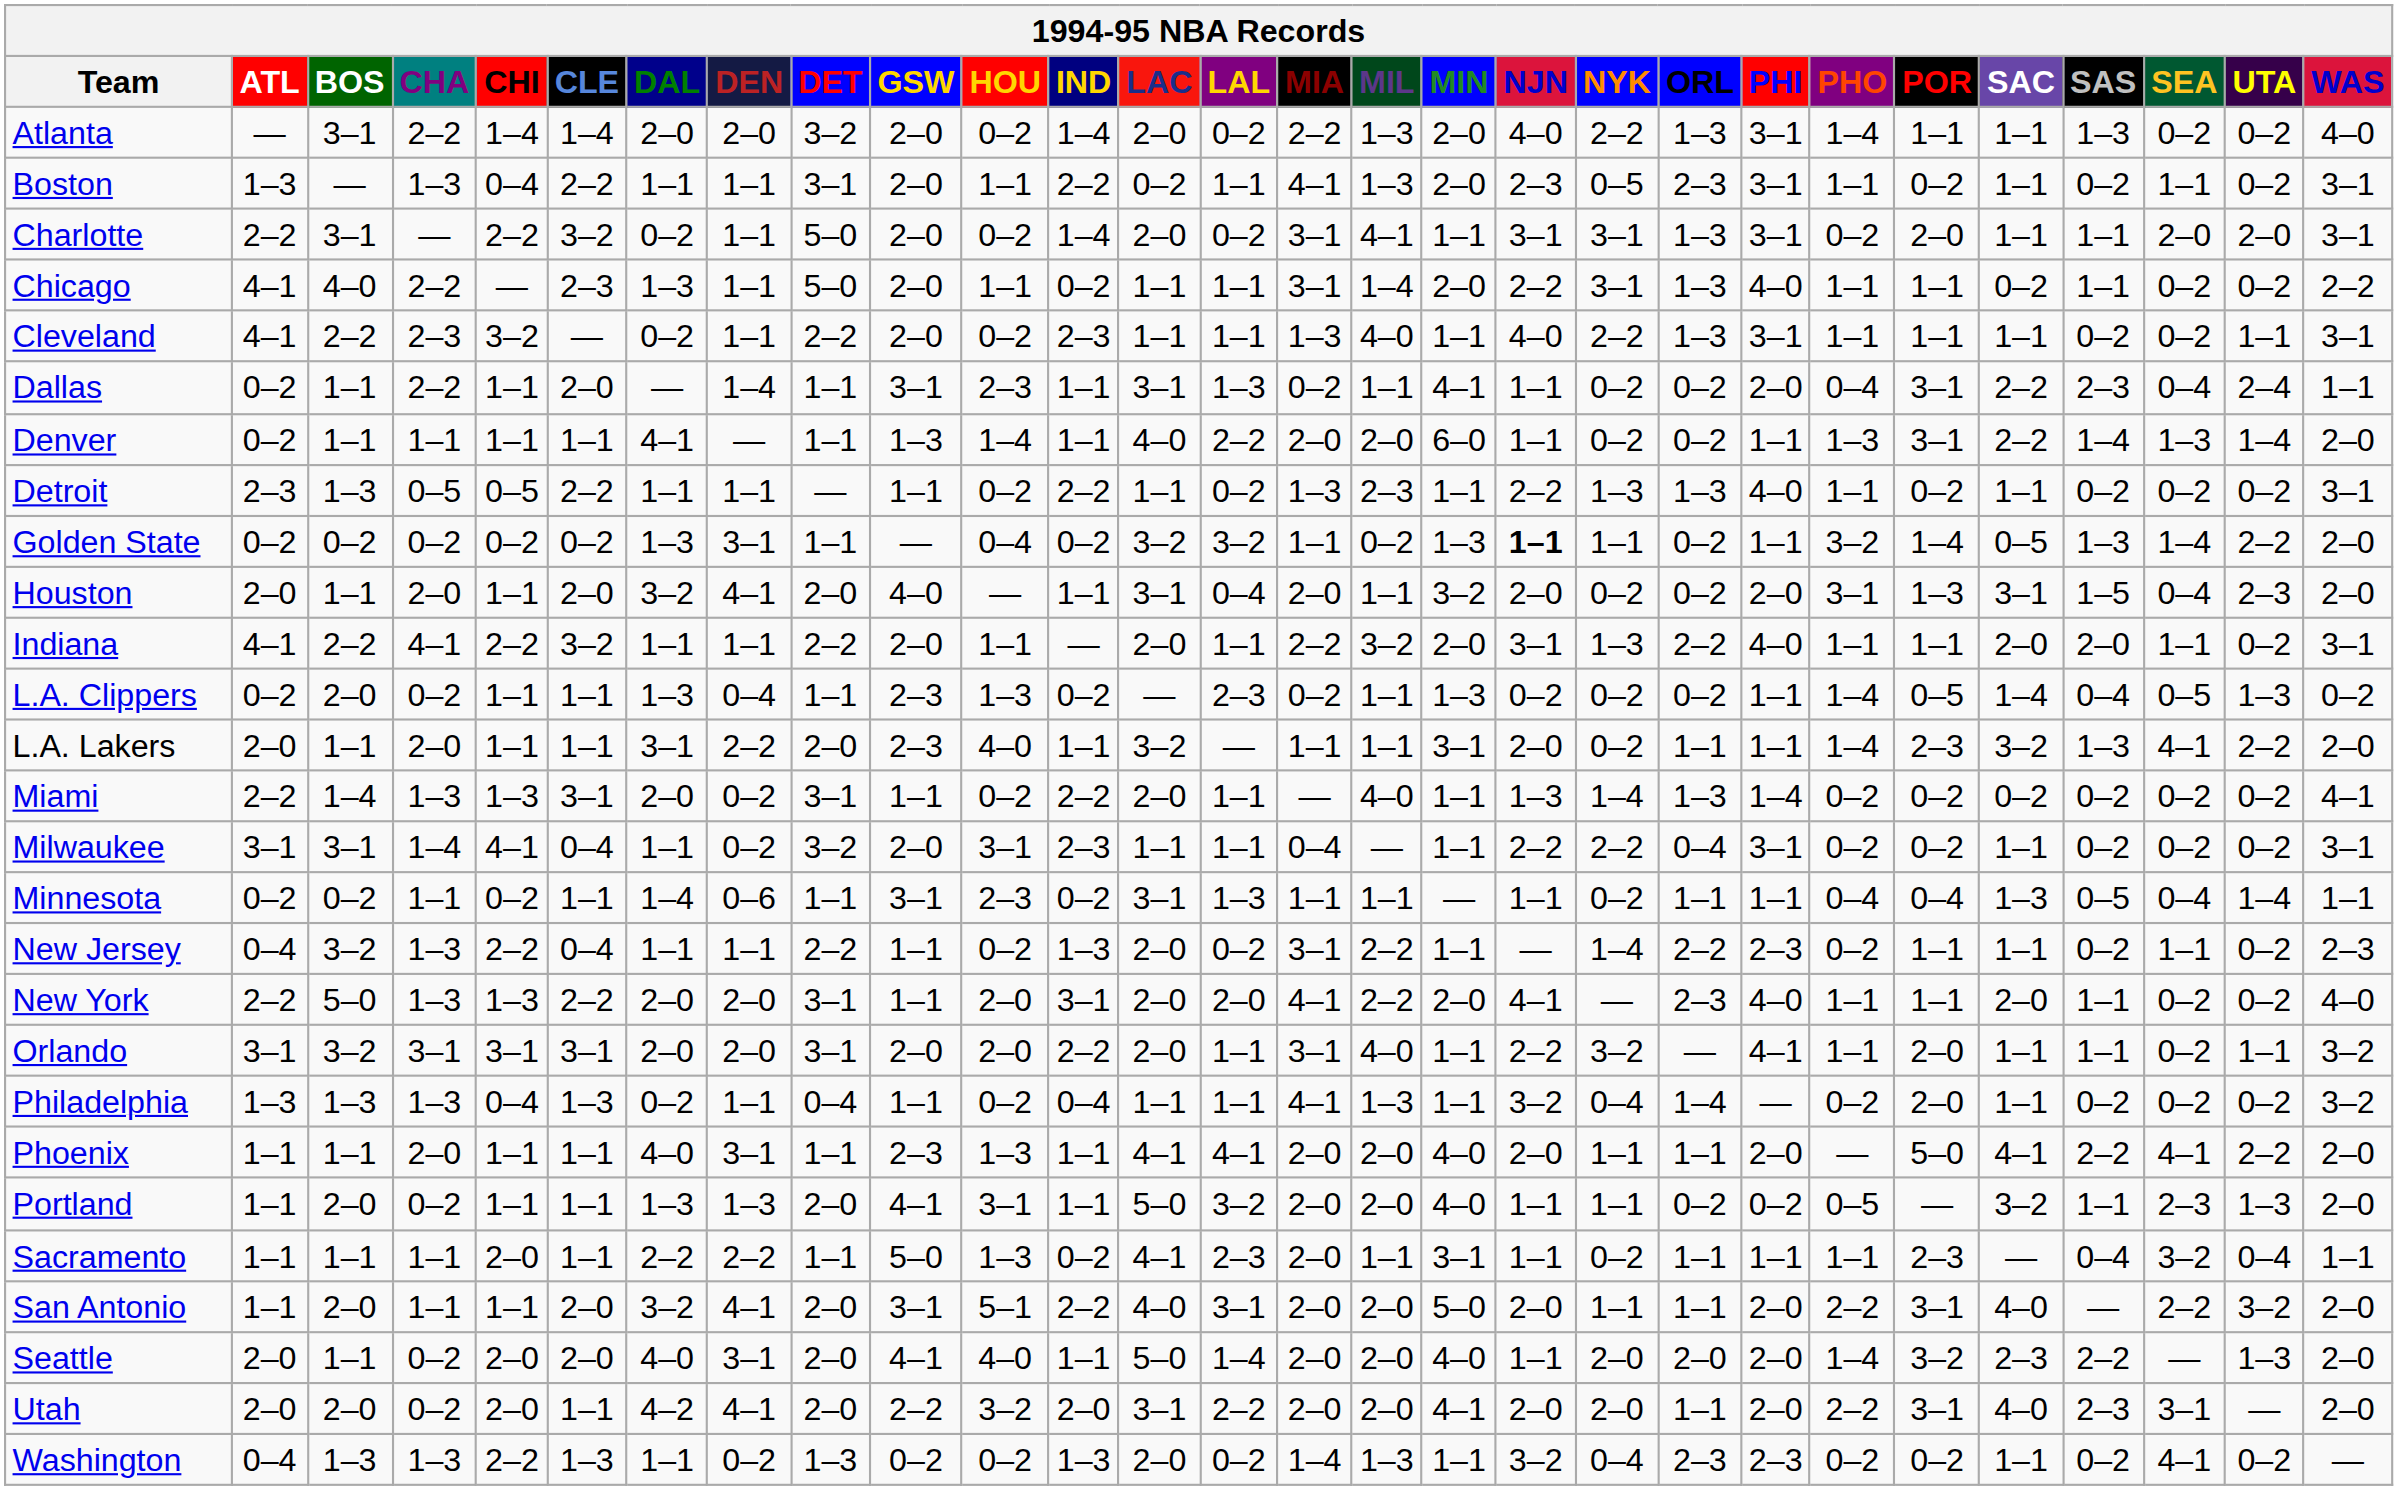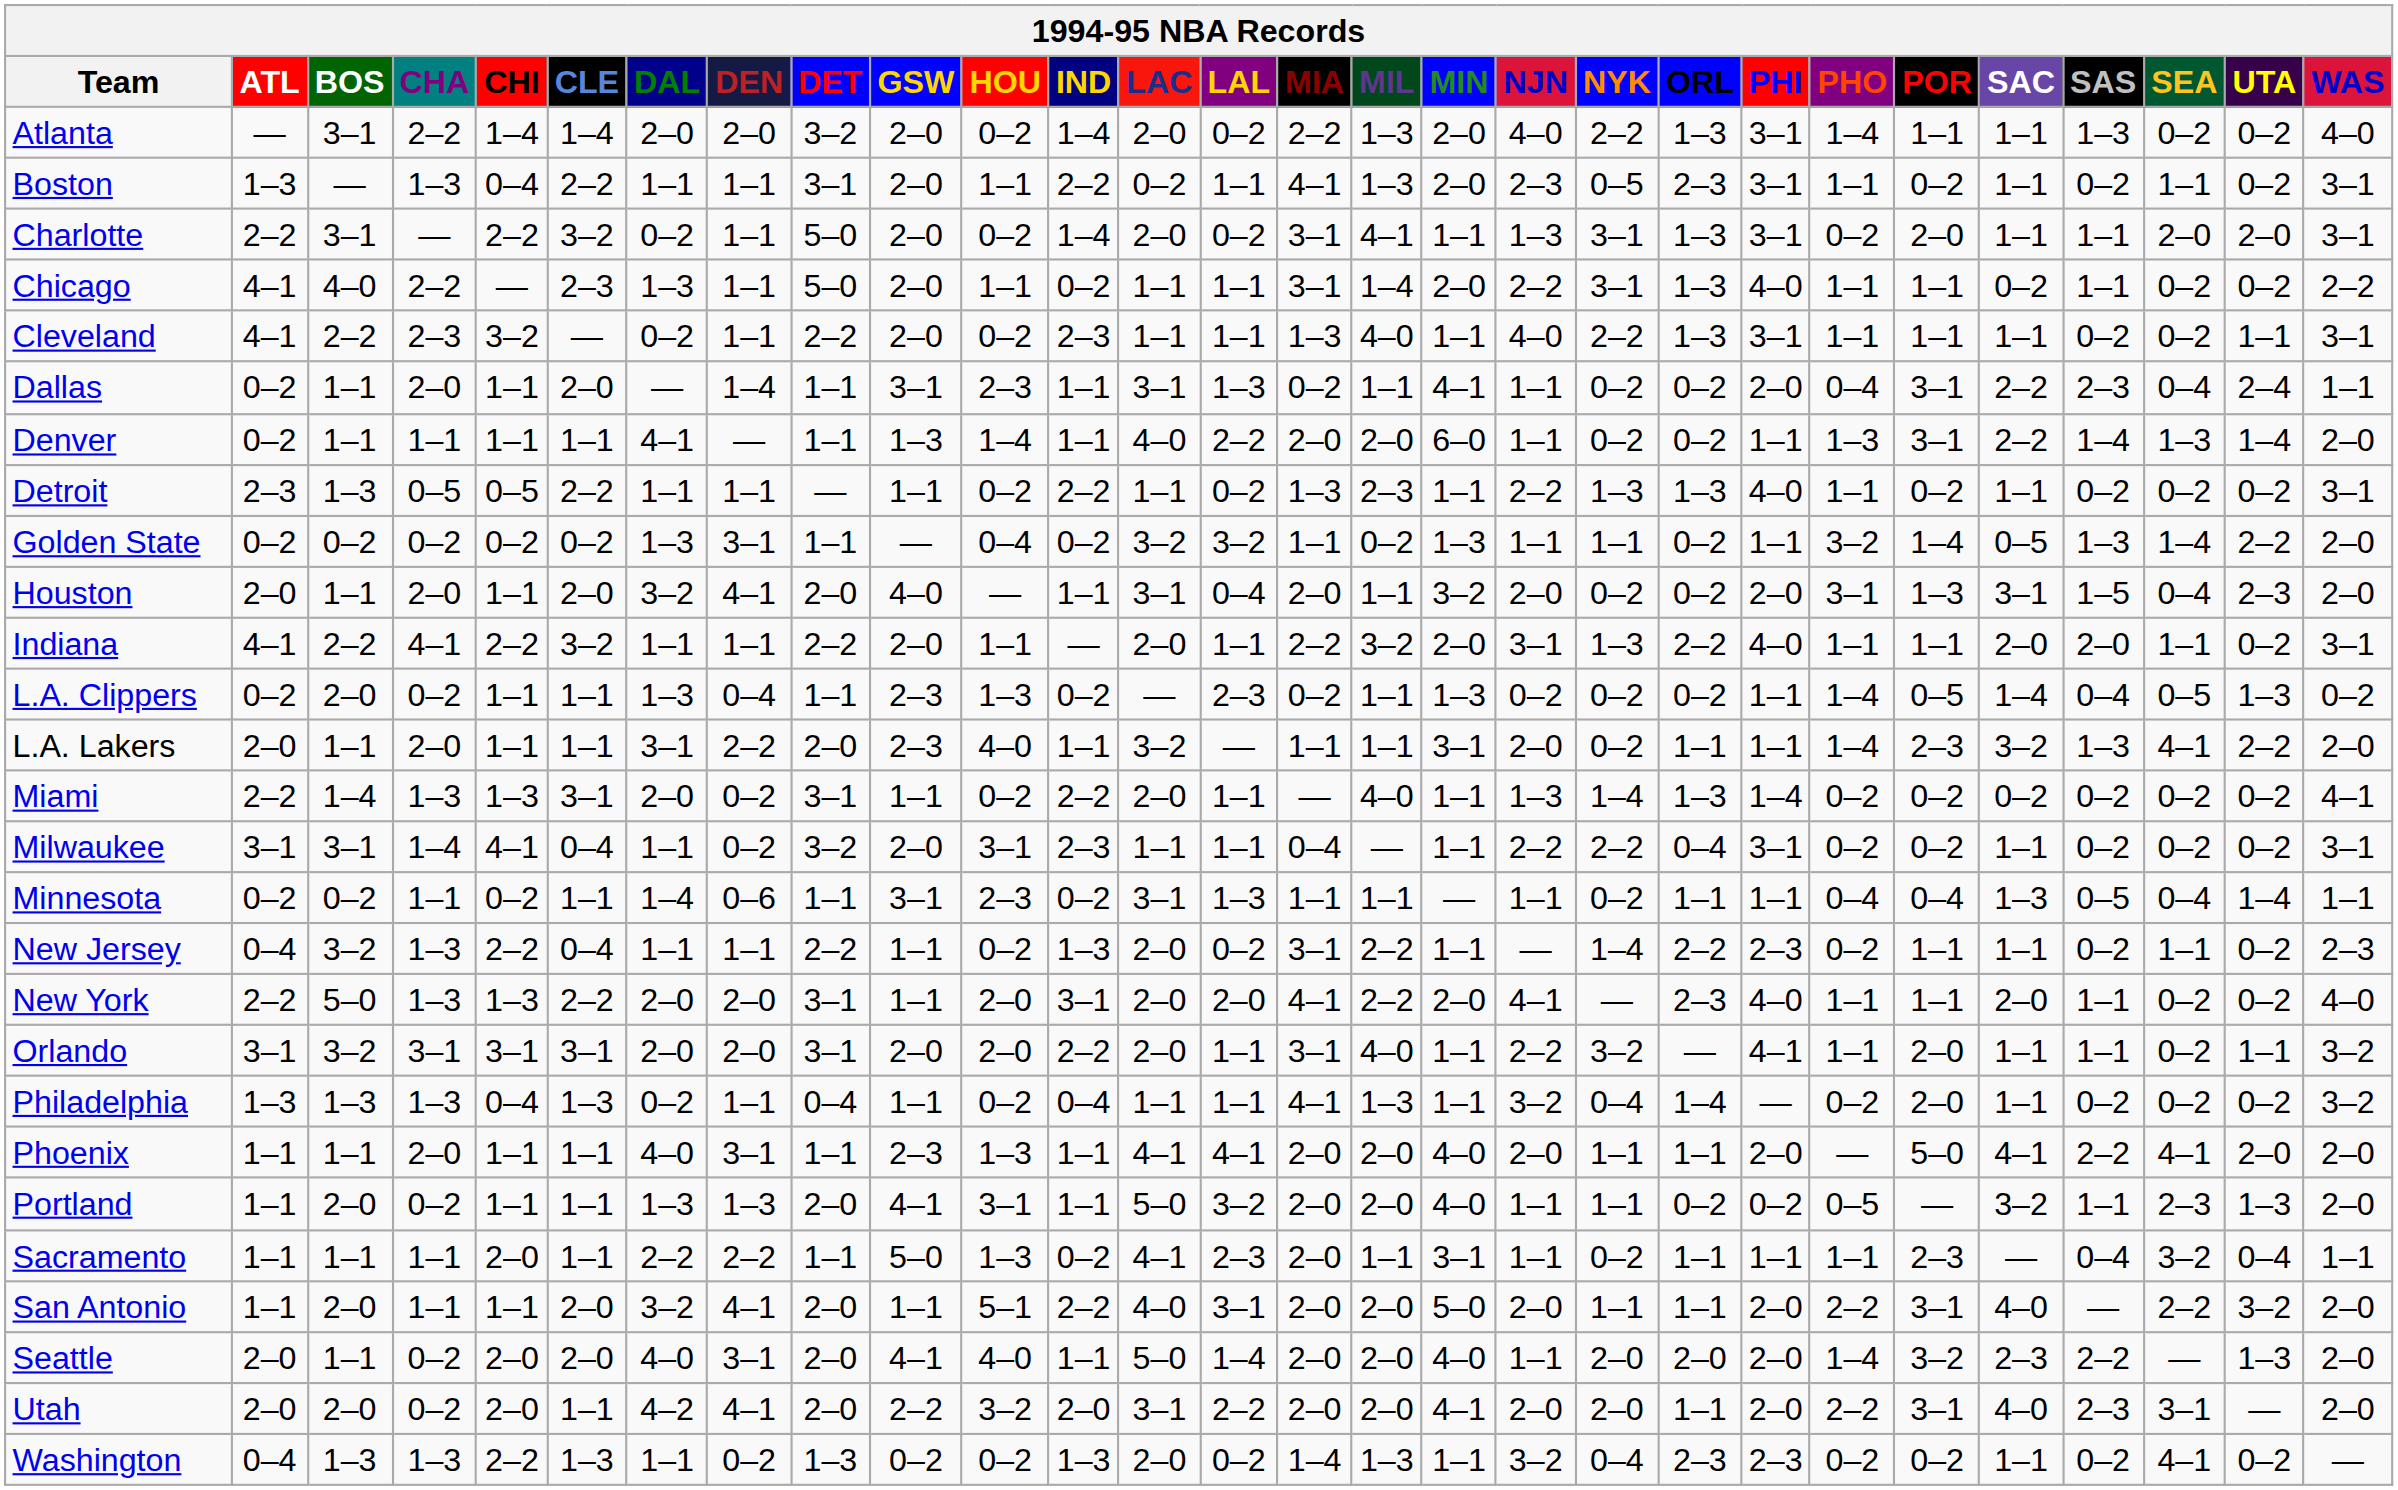(1536, 235) 3–1 -> (1536, 235) 1–3
(434, 388) 2–2 -> (434, 388) 2–0
(1536, 541) bold -> (1536, 541) normal
(2264, 1153) 2–2 -> (2264, 1153) 2–0
(916, 1306) 3–1 -> (916, 1306) 1–1
